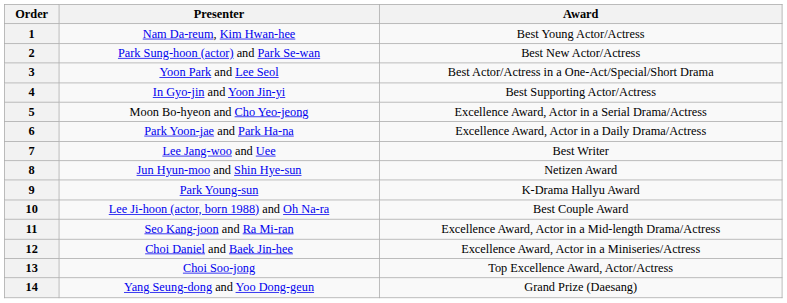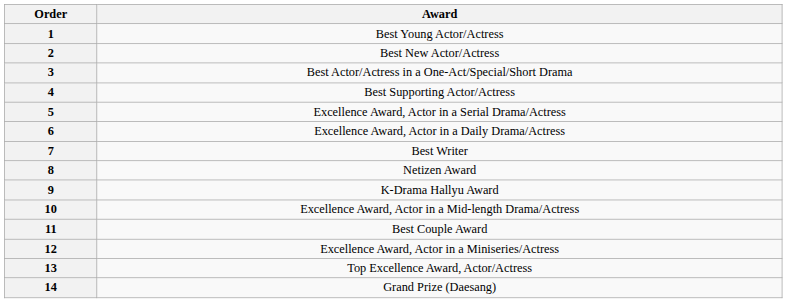- column: (219, 14)
(581, 209) Best Couple Award -> (440, 209) Excellence Award, Actor in a Mid-length Drama/Actress
(581, 229) Excellence Award, Actor in a Mid-length Drama/Actress -> (440, 229) Best Couple Award
